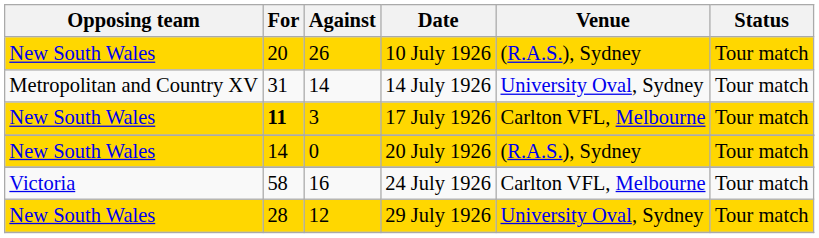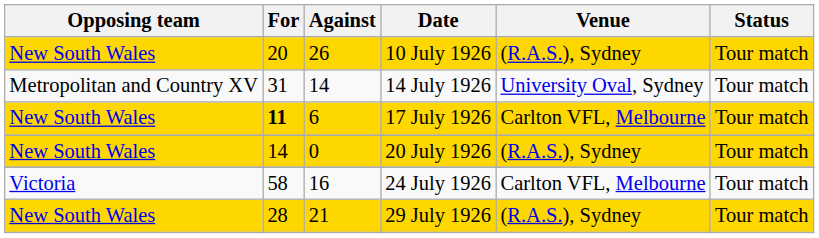(314, 118) 3 -> (314, 118) 6
(319, 215) 12 -> (319, 215) 21
(602, 215) University Oval, Sydney -> (571, 215) (R.A.S.), Sydney
